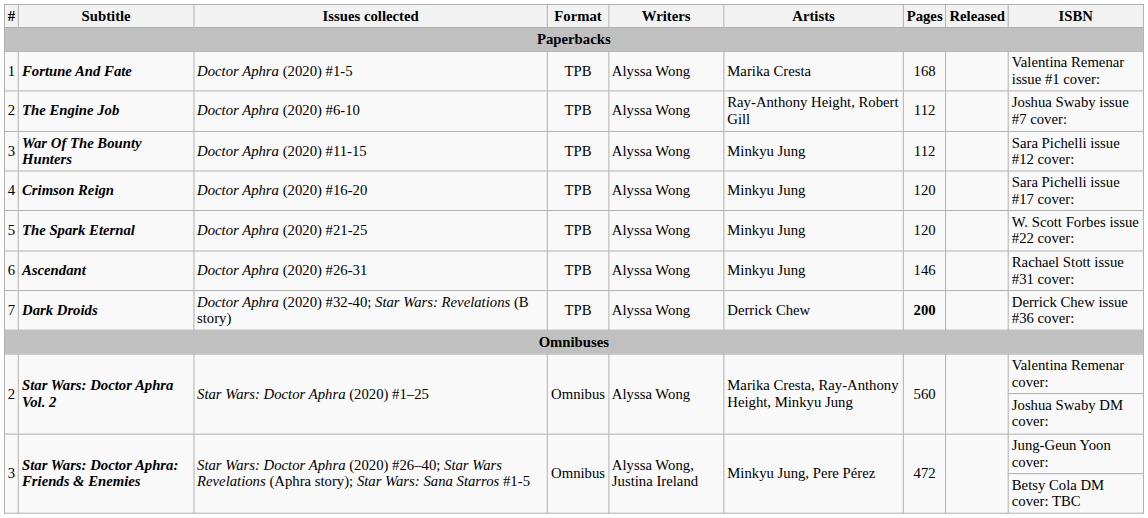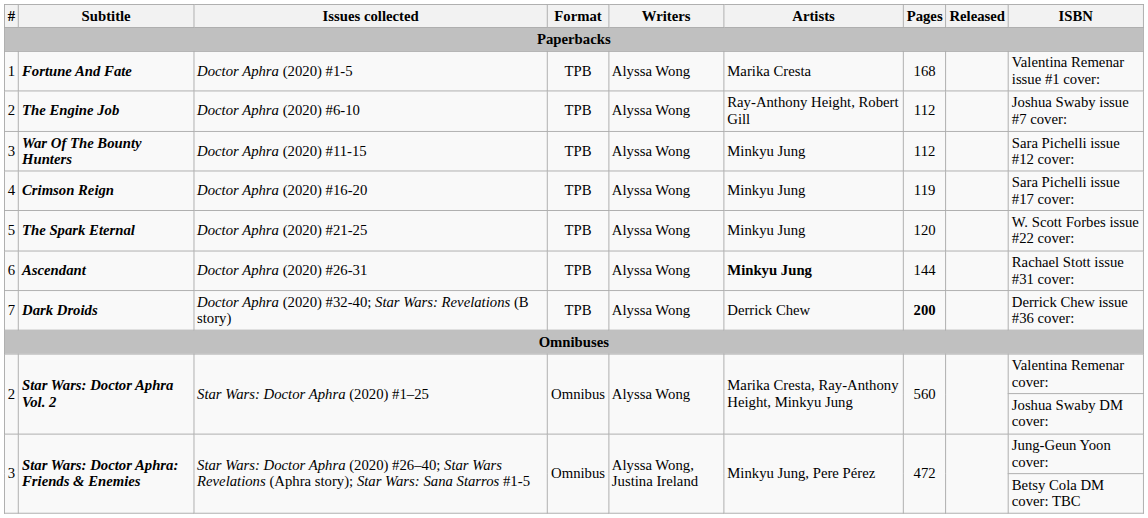(925, 190) 120 -> (925, 190) 119
(766, 270) normal -> (770, 270) bold
(925, 270) 146 -> (925, 270) 144
